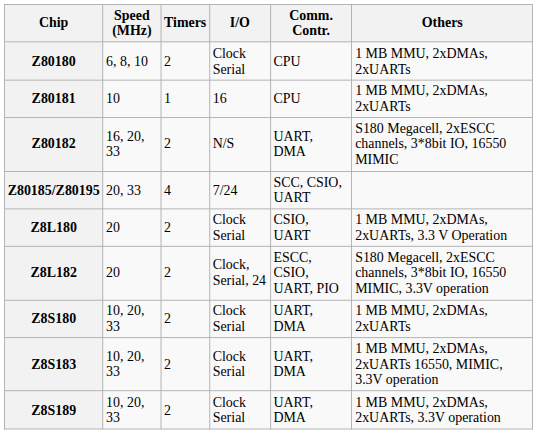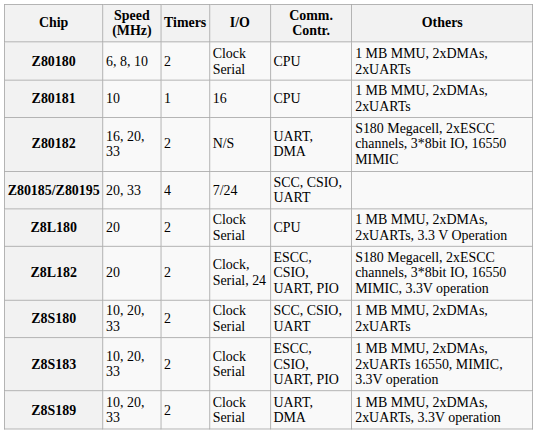(292, 227) CSIO, UART -> (287, 227) CPU
(293, 318) UART, DMA -> (308, 318) SCC, CSIO, UART
(293, 364) UART, DMA -> (306, 364) ESCC, CSIO, UART, PIO
